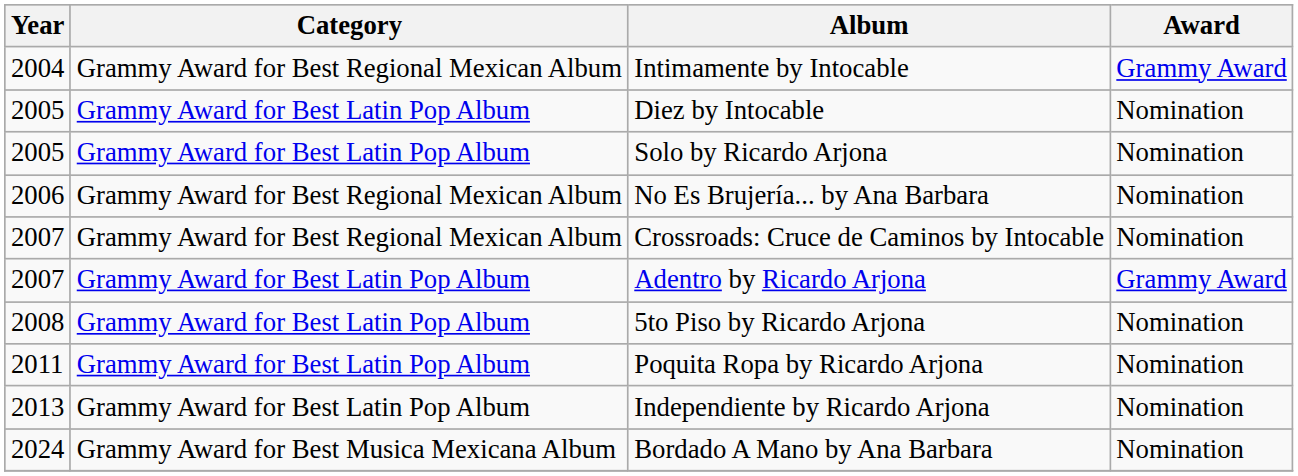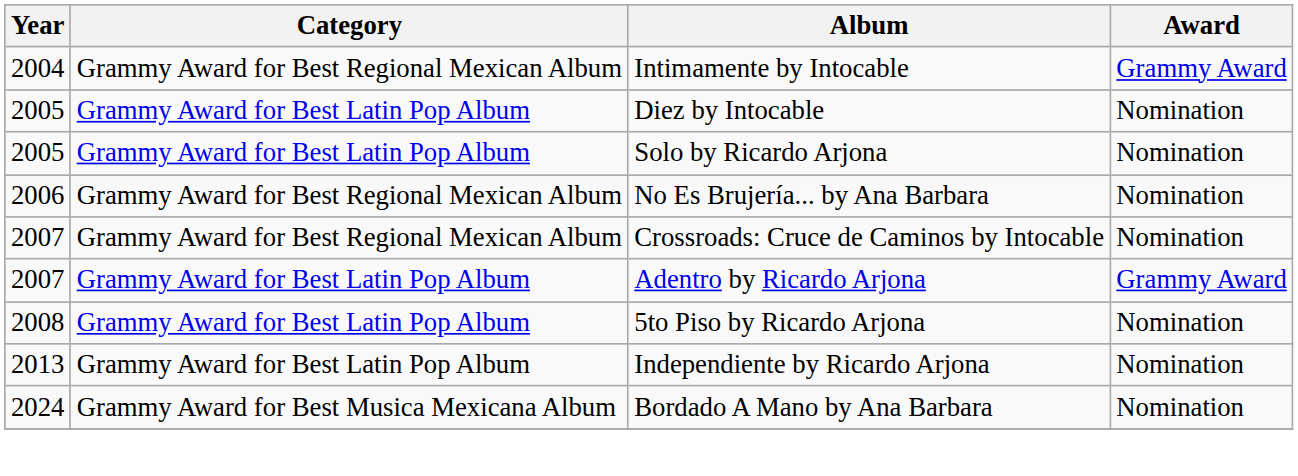- row: (809, 364)
